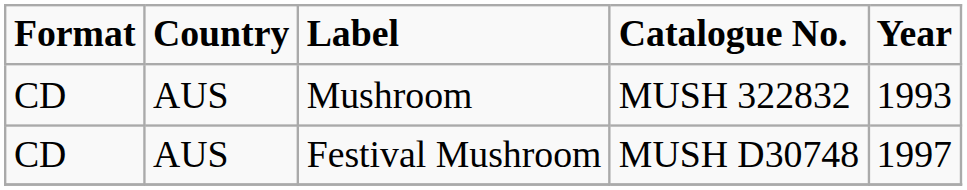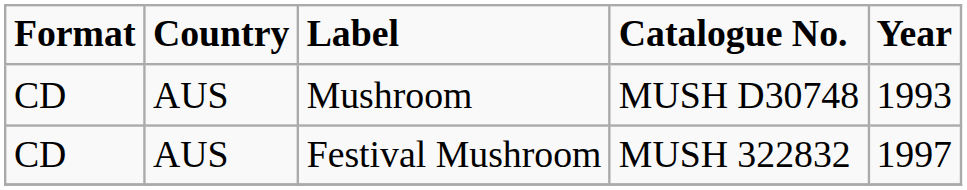(735, 94) MUSH 322832 -> (739, 94) MUSH D30748
(739, 154) MUSH D30748 -> (735, 154) MUSH 322832
